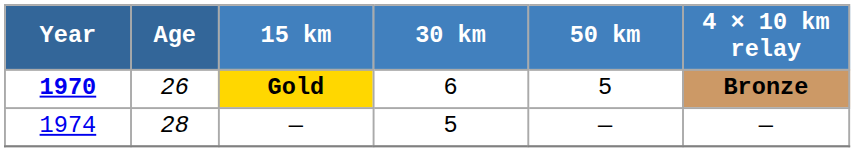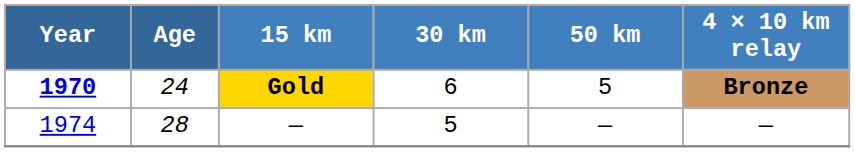(175, 89) 26 -> (175, 89) 24
